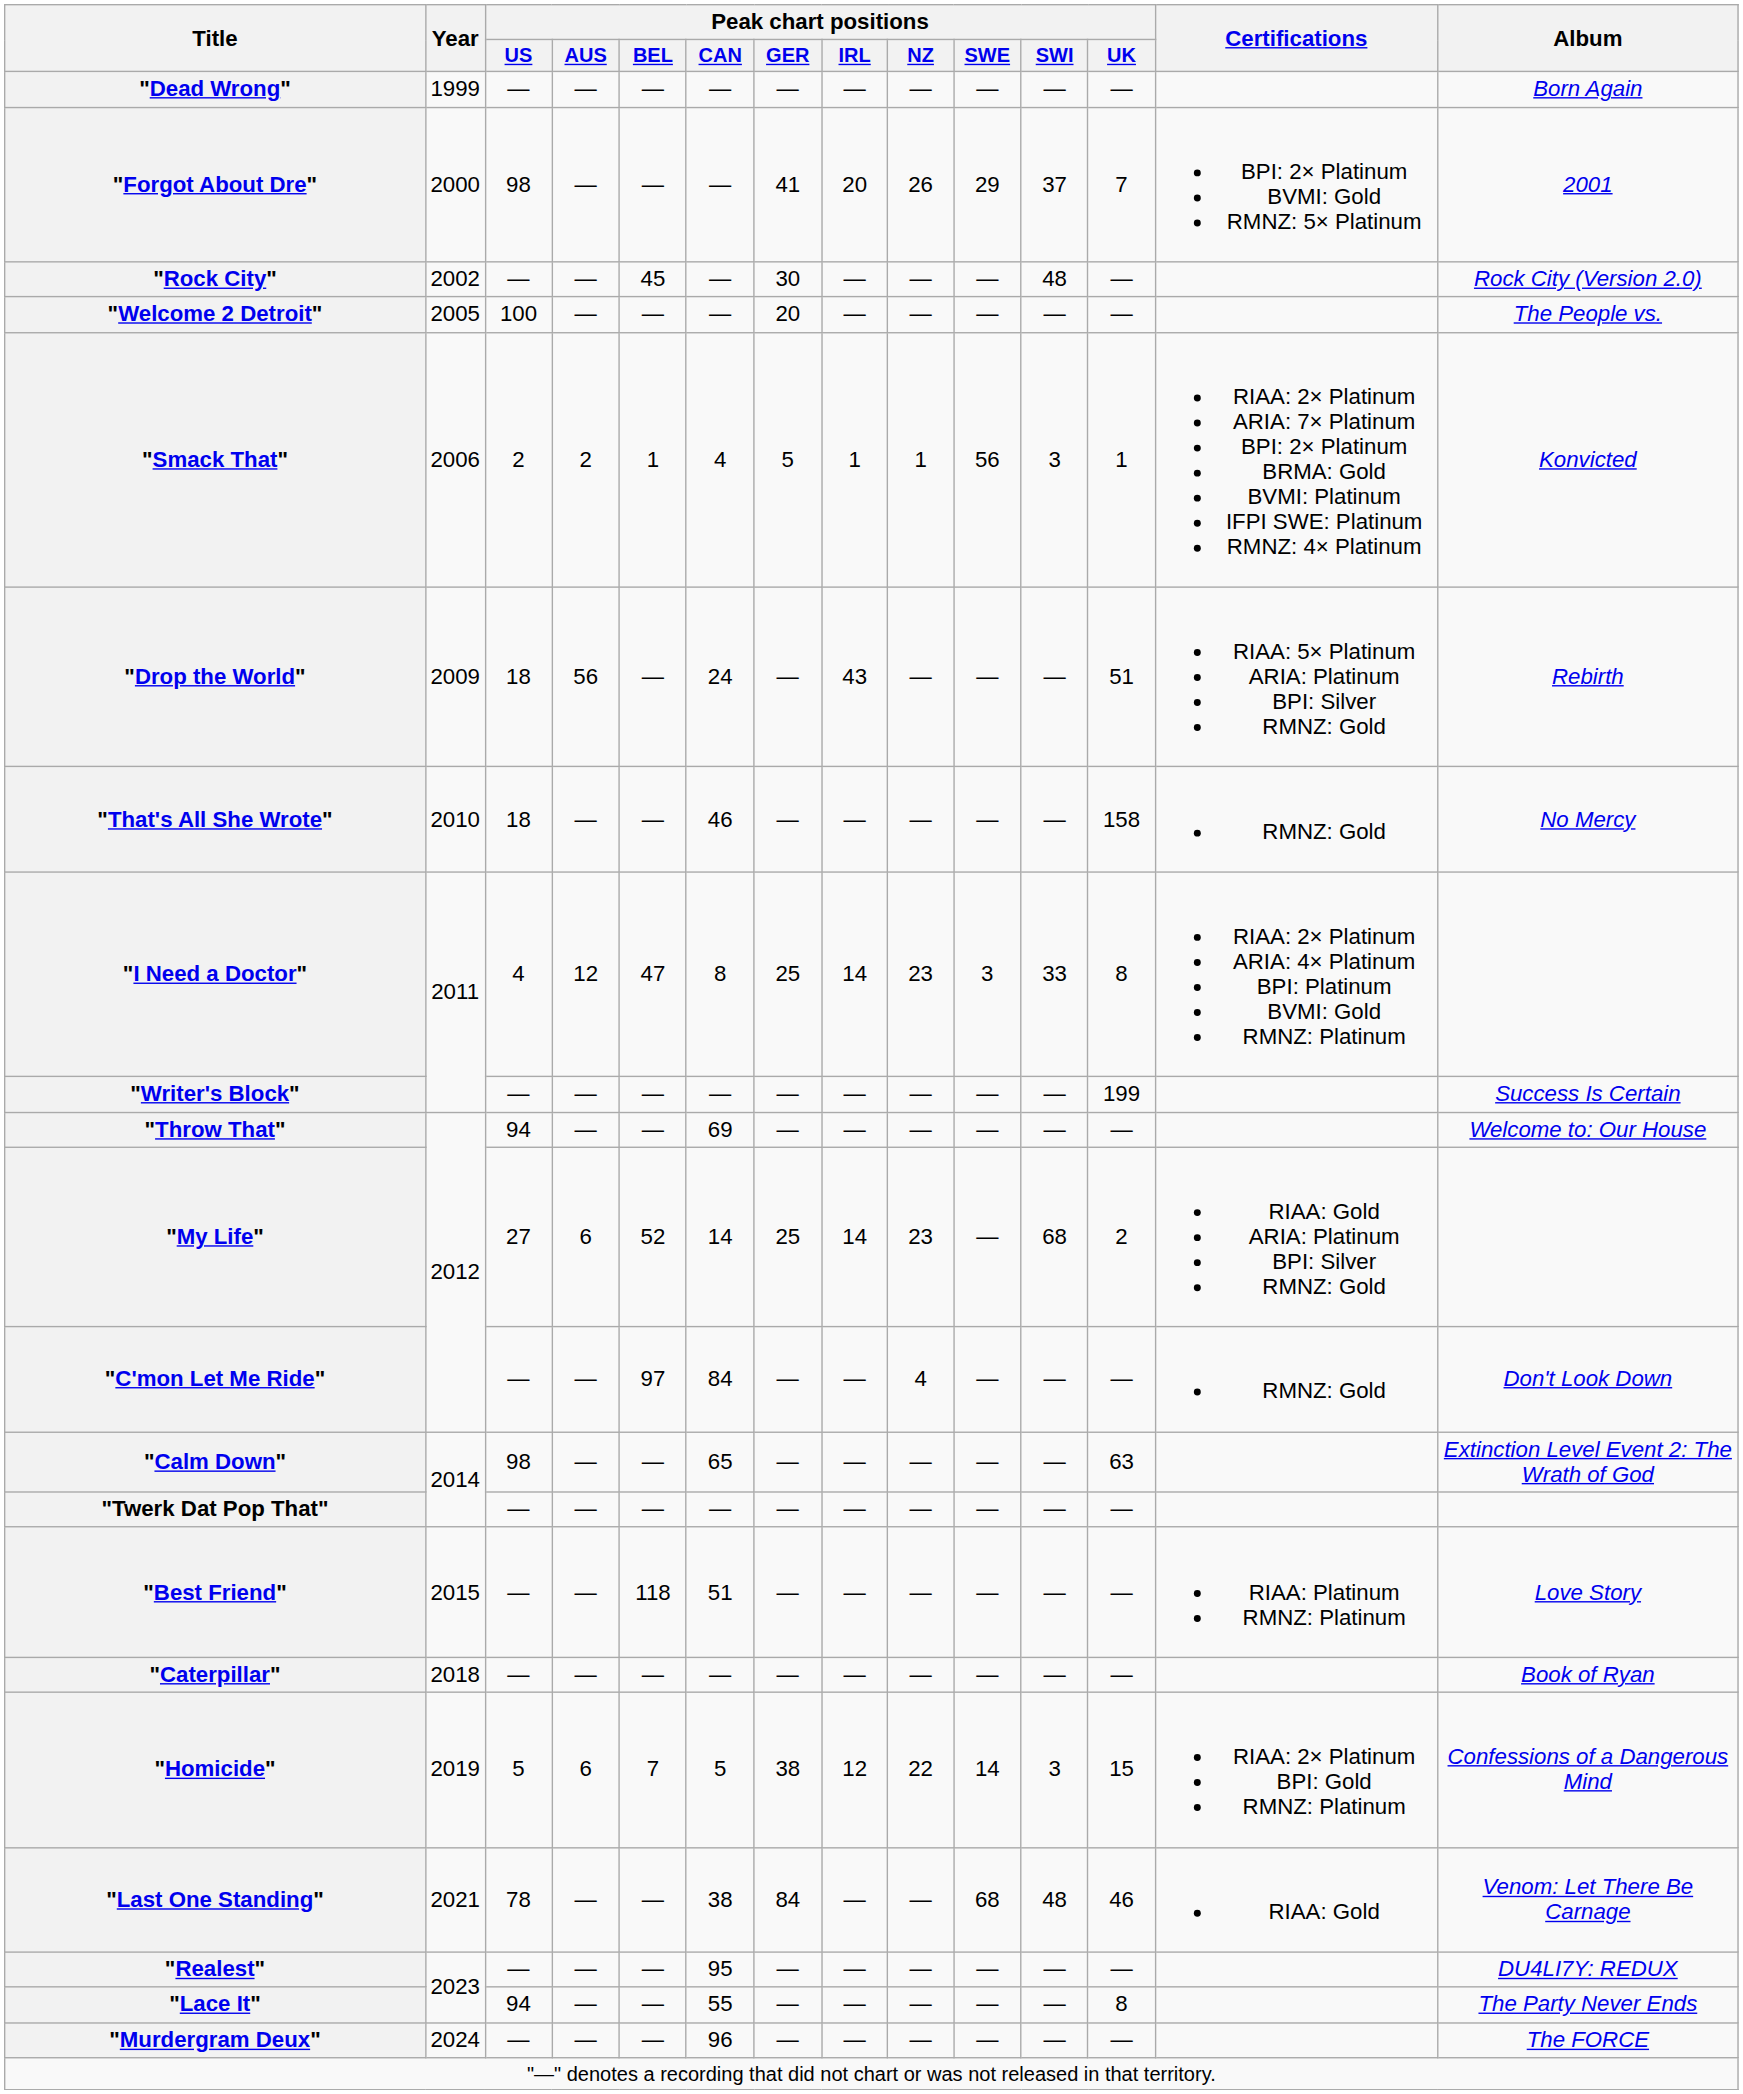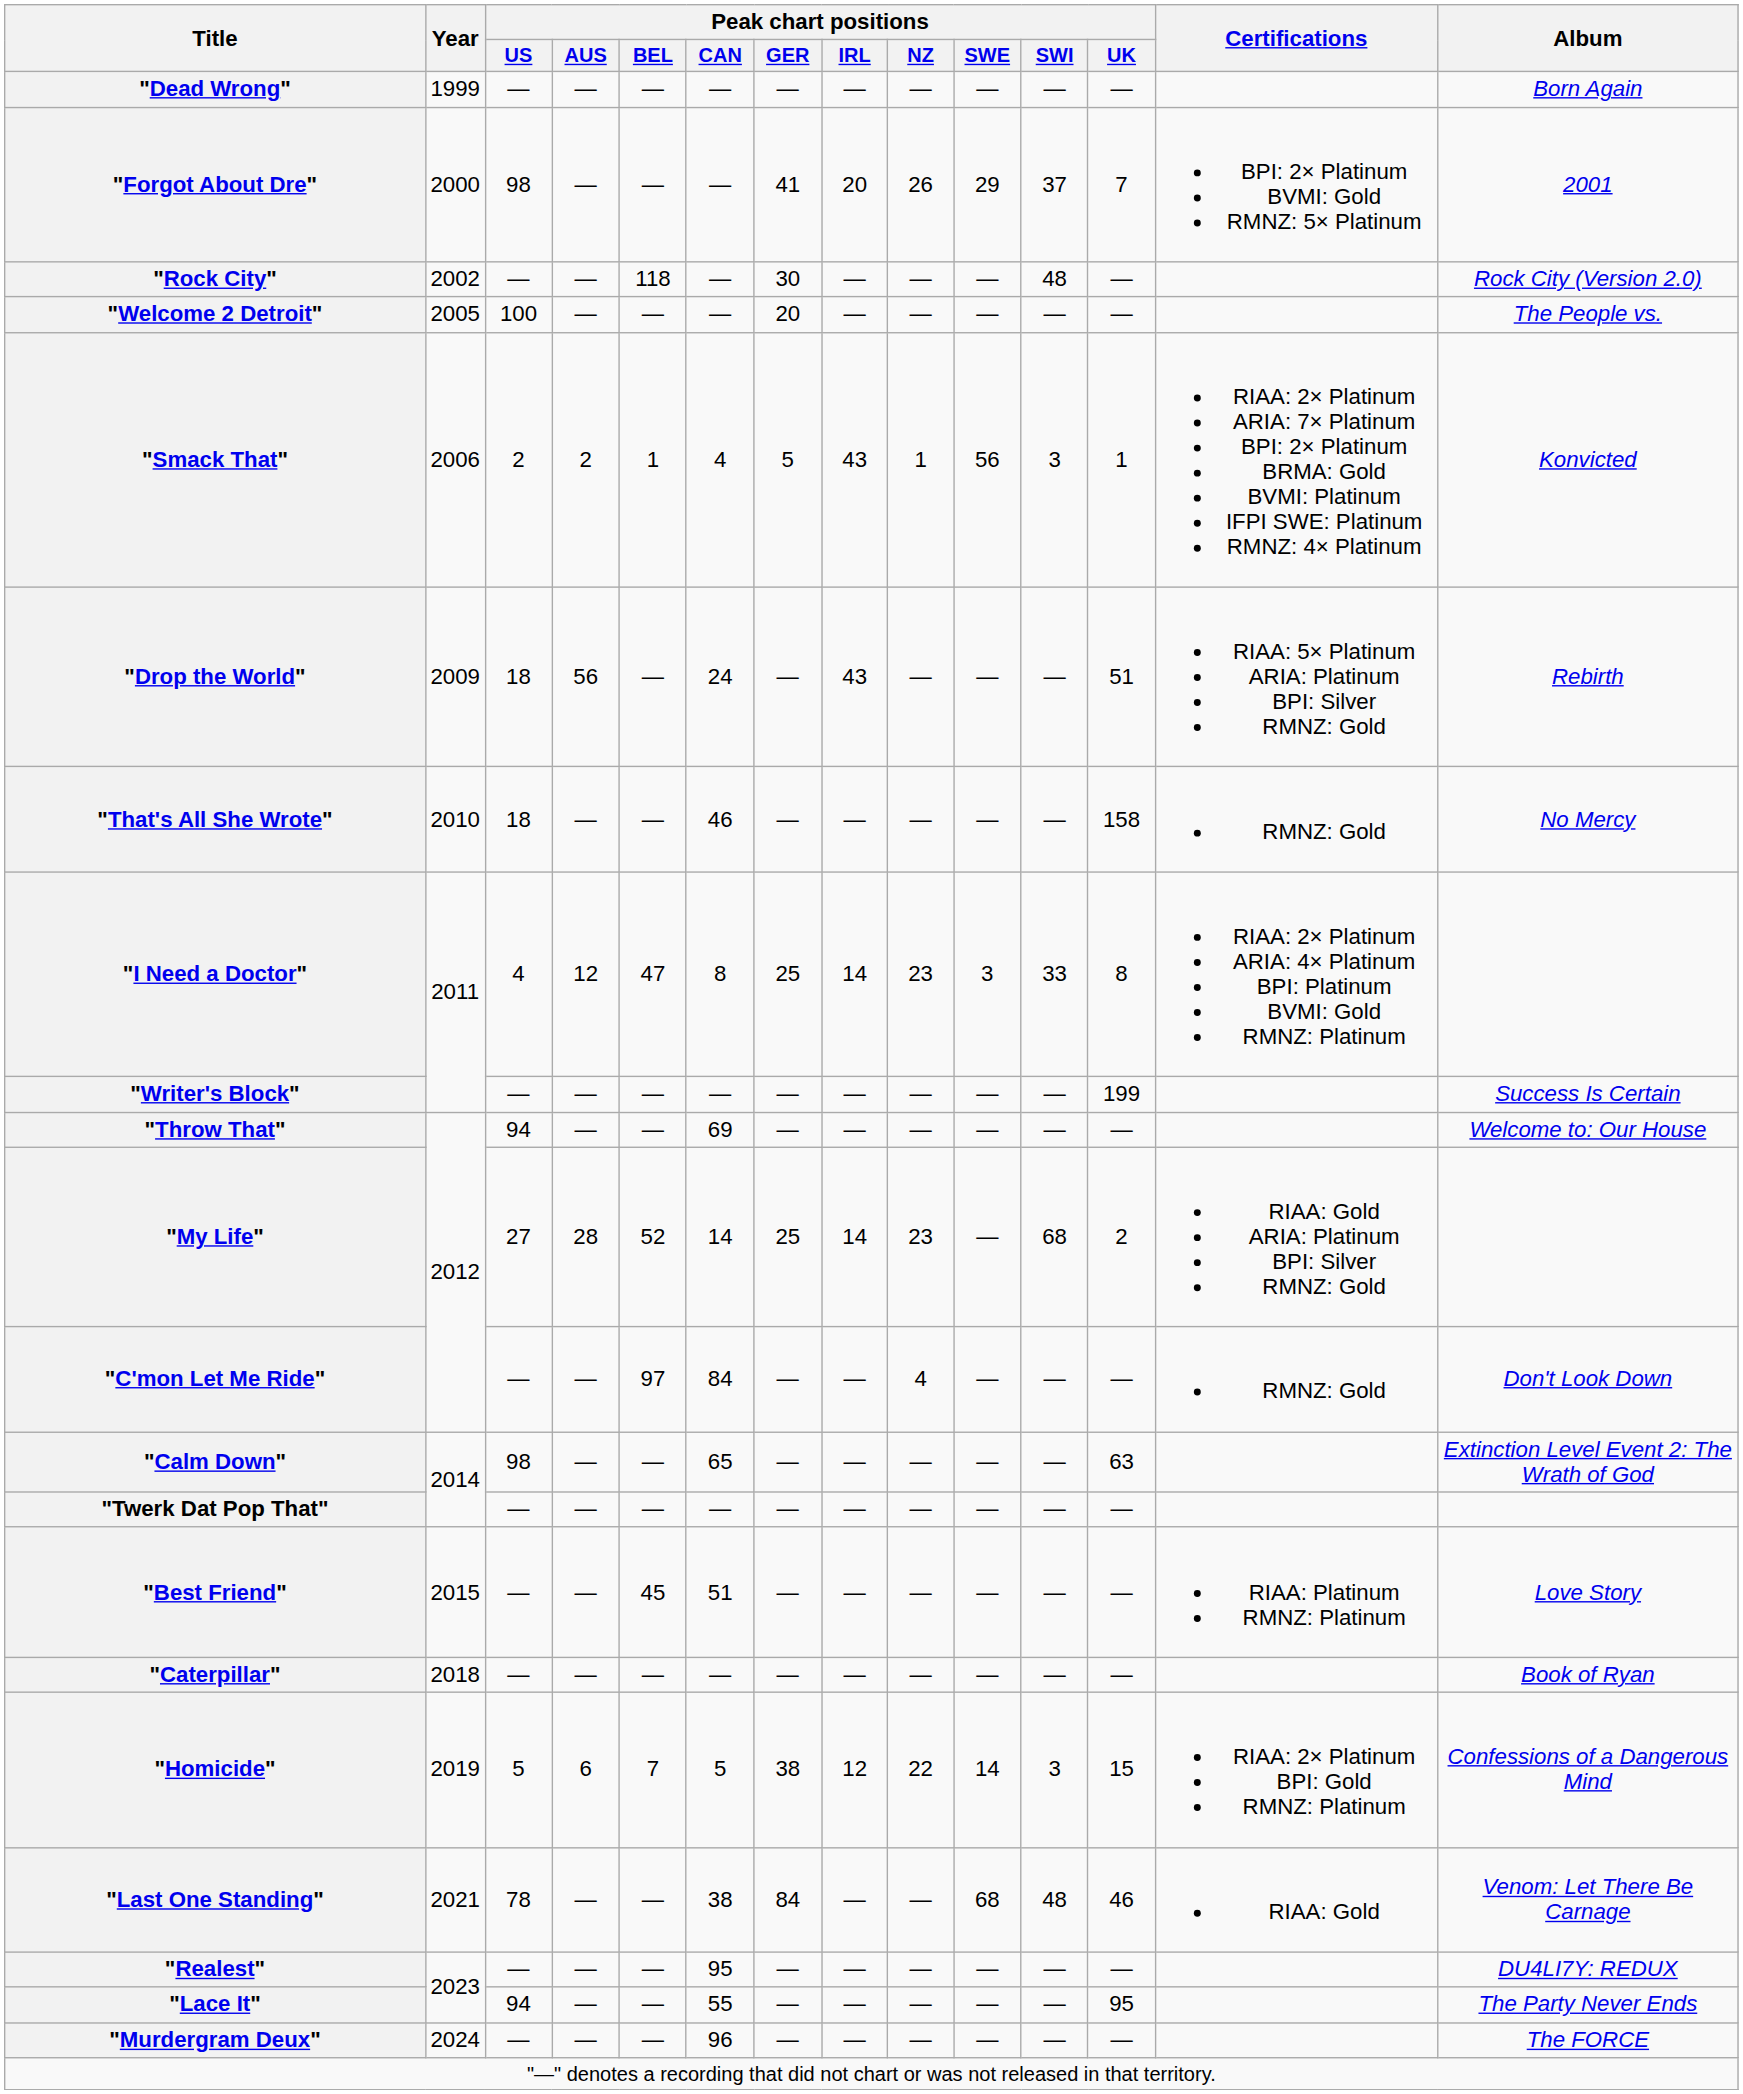(653, 279) 45 -> (653, 279) 118
(855, 459) 1 -> (855, 459) 43
(586, 1236) 6 -> (586, 1236) 28
(653, 1591) 118 -> (653, 1591) 45
(1122, 2004) 8 -> (1122, 2004) 95
